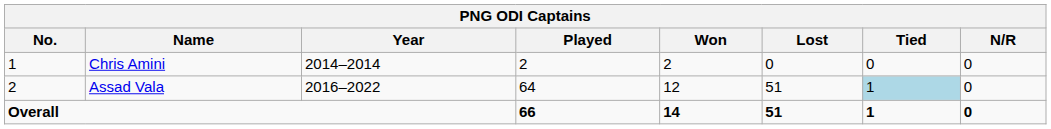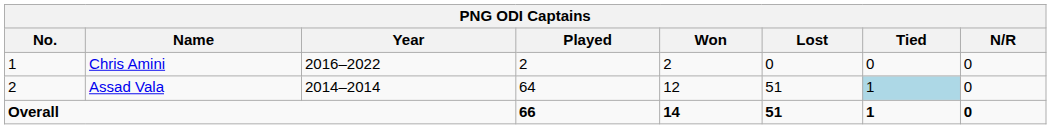(343, 64) 2014–2014 -> (343, 64) 2016–2022
(343, 87) 2016–2022 -> (343, 87) 2014–2014
